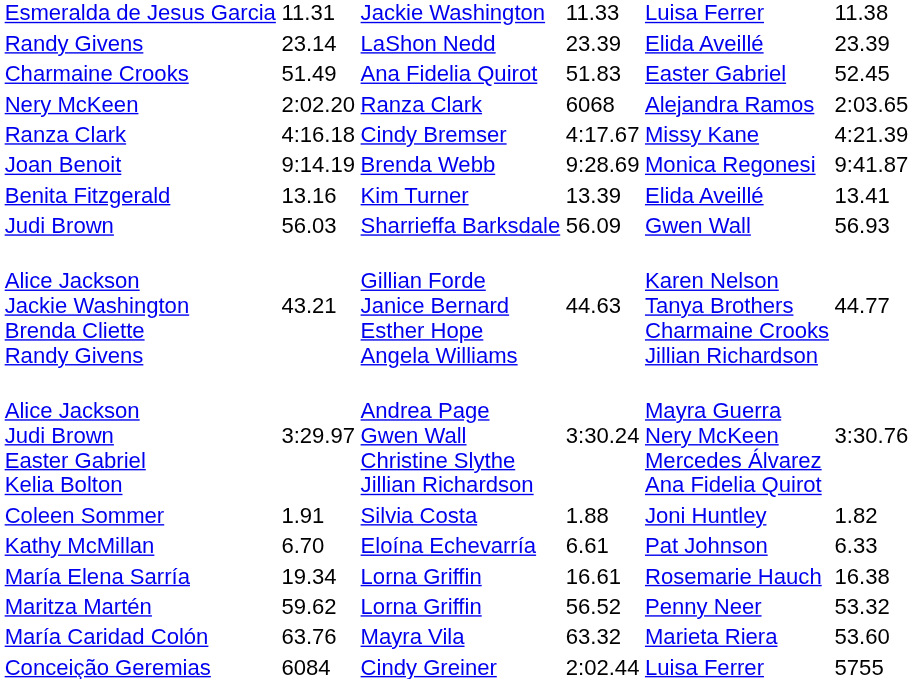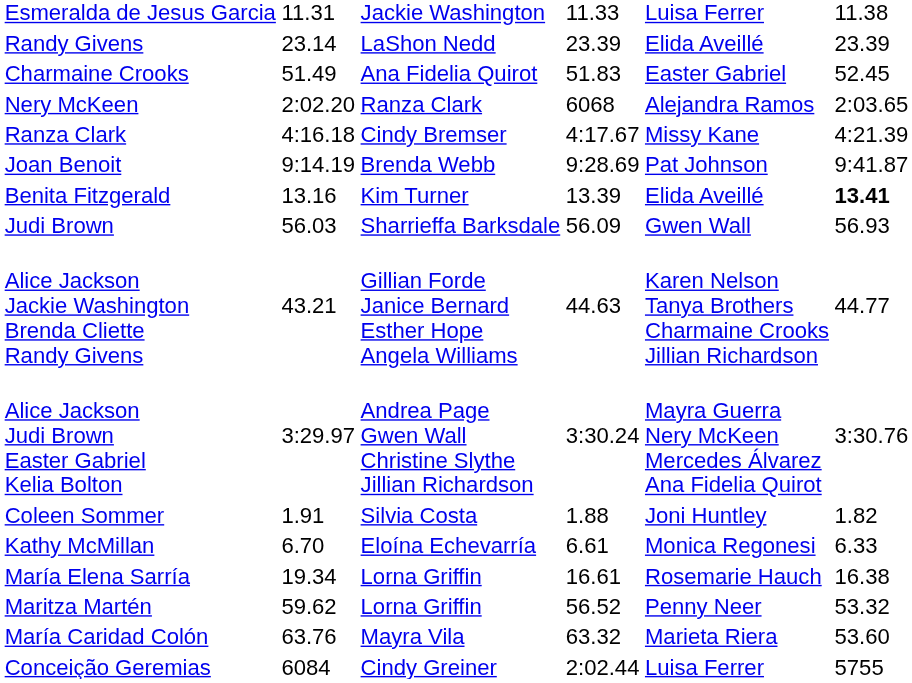(730, 165) Monica Regonesi -> (706, 165) Pat Johnson
(862, 195) normal -> (862, 195) bold
(706, 546) Pat Johnson -> (730, 546) Monica Regonesi
